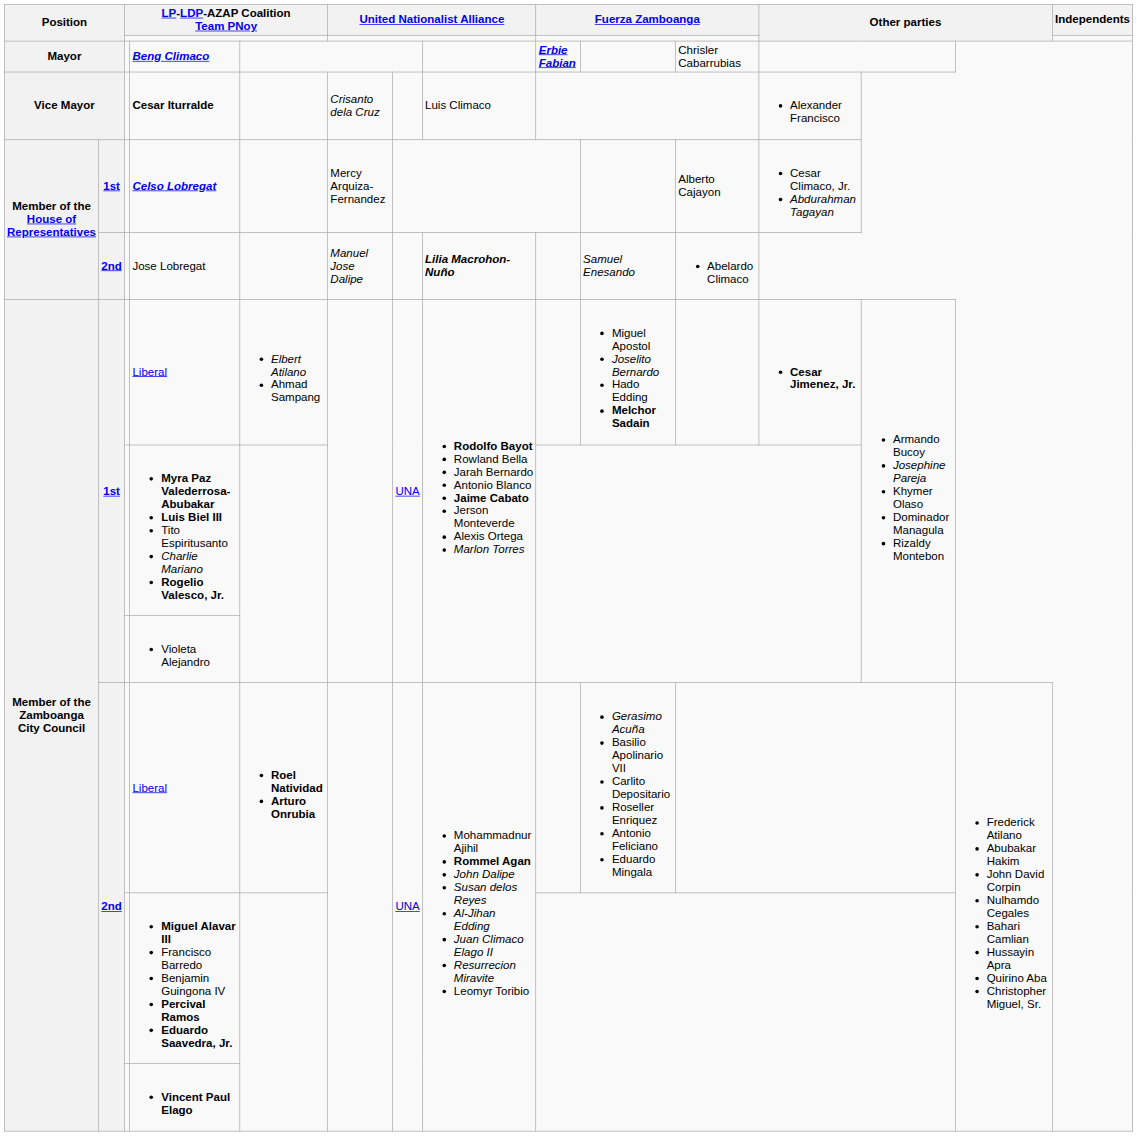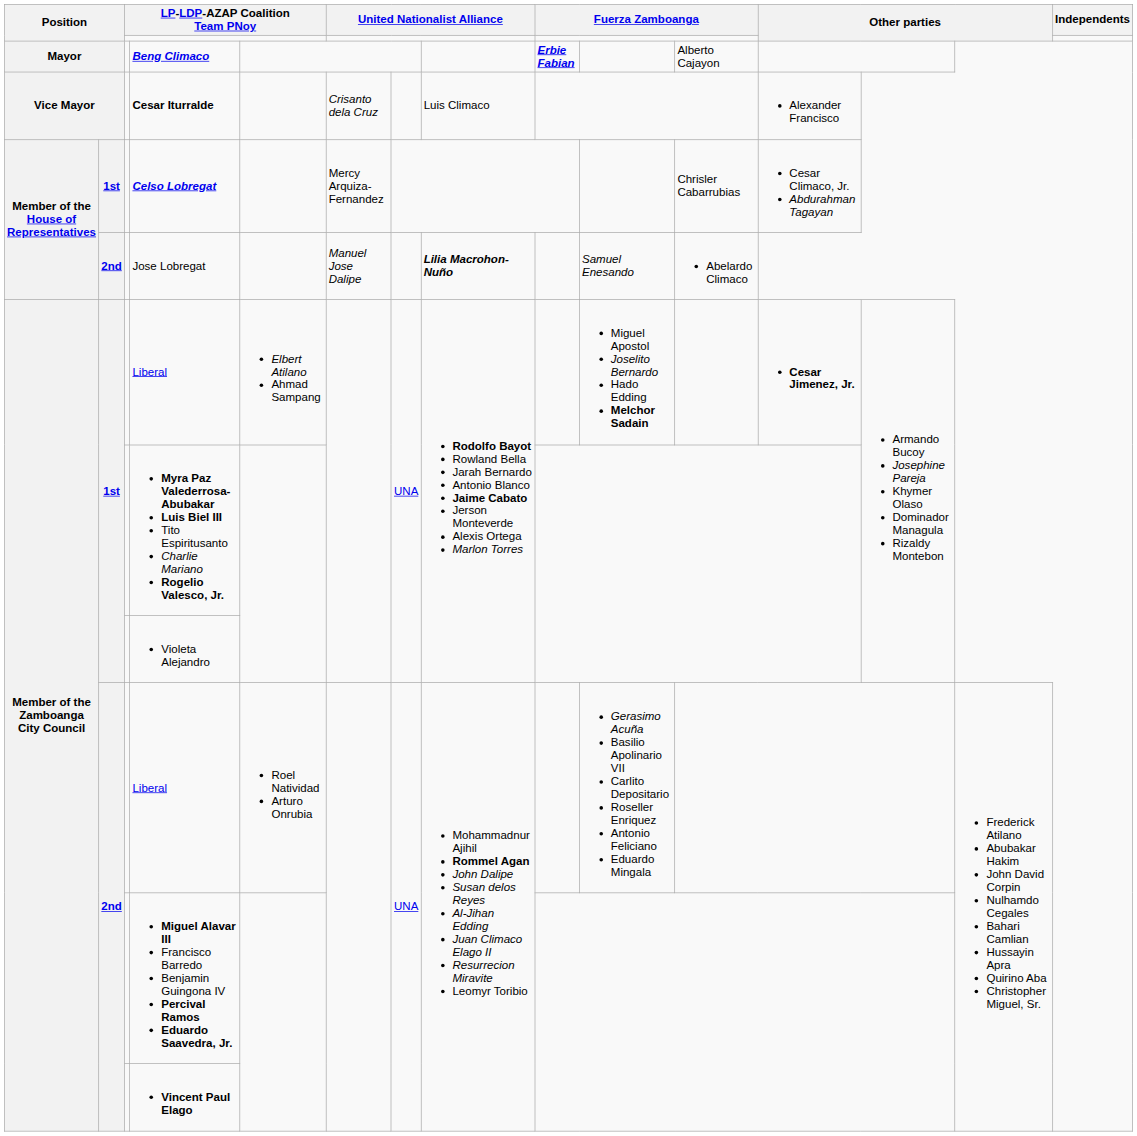(710, 56) Chrisler Cabarrubias -> (699, 56) Alberto Cajayon
(699, 186) Alberto Cajayon -> (709, 186) Chrisler Cabarrubias
(284, 794) bold -> (283, 794) normal
